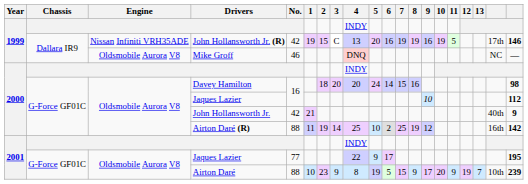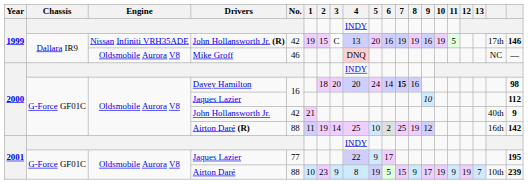(402, 84) normal -> (402, 84) bold
(441, 171) 20 -> (441, 171) 19
